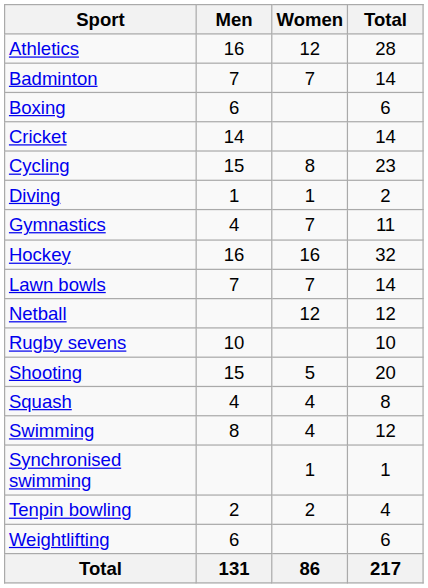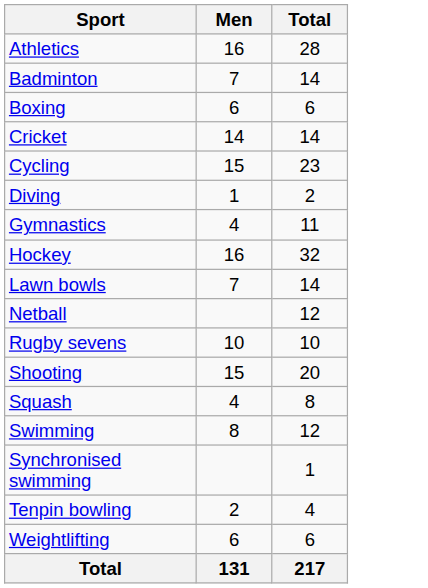- column: (310, 19)
